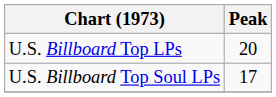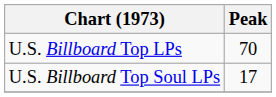(248, 48) 20 -> (248, 48) 70
